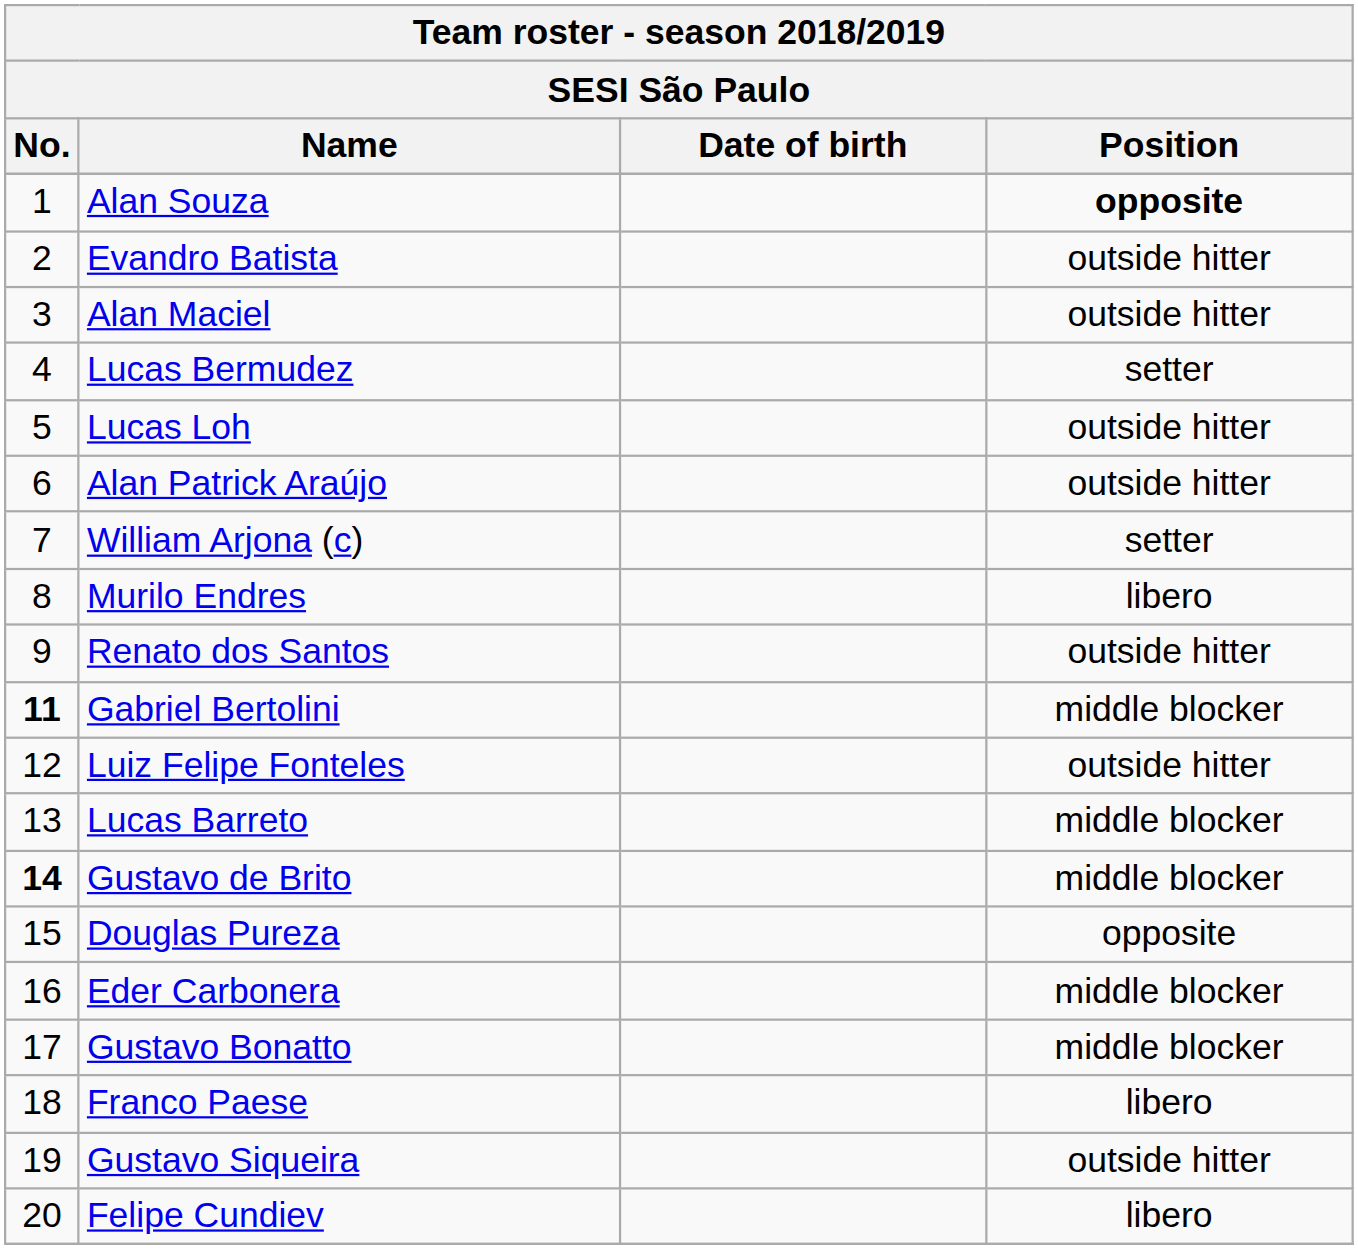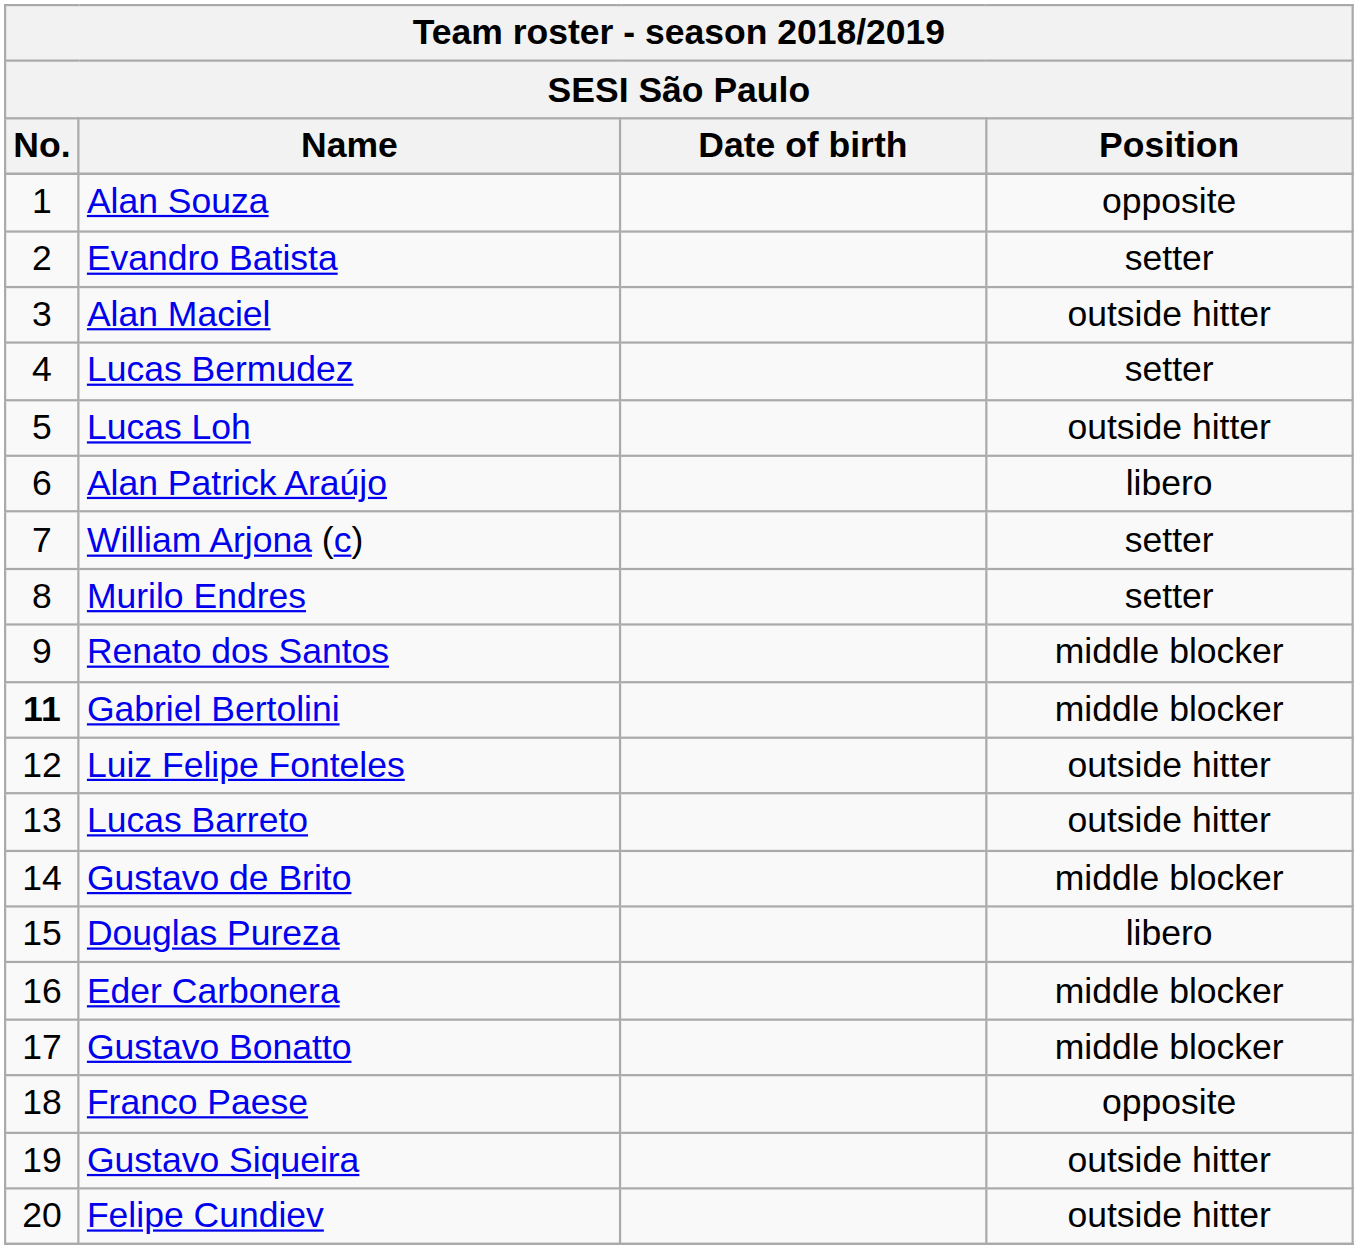(1169, 201) bold -> (1169, 201) normal
(1169, 257) outside hitter -> (1169, 257) setter
(1169, 483) outside hitter -> (1169, 483) libero
(1169, 595) libero -> (1169, 595) setter
(1169, 652) outside hitter -> (1169, 652) middle blocker
(1169, 821) middle blocker -> (1169, 821) outside hitter
(42, 877) bold -> (42, 877) normal
(1169, 933) opposite -> (1169, 933) libero
(1169, 1102) libero -> (1169, 1102) opposite
(1169, 1215) libero -> (1169, 1215) outside hitter
